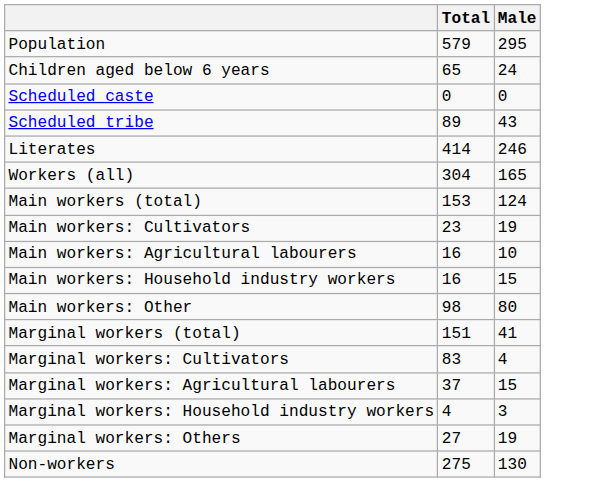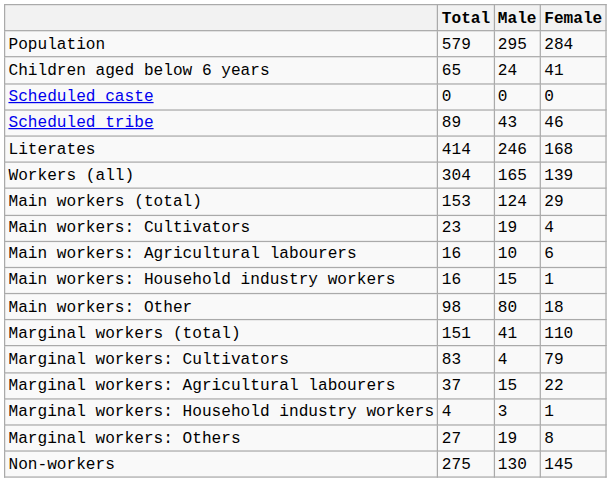+ column: (573, 18)
